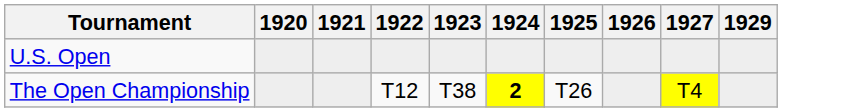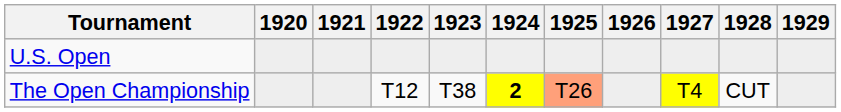+ column: (748, 22)
(574, 90) no background -> (574, 90) lightsalmon background
